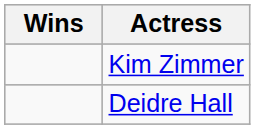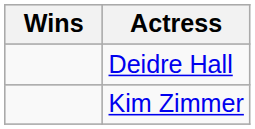rows swapped: (171, 104) <-> (176, 64)
